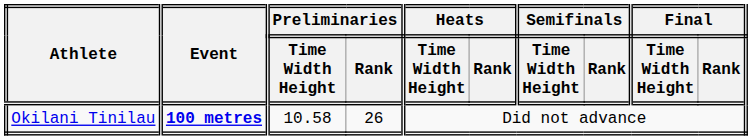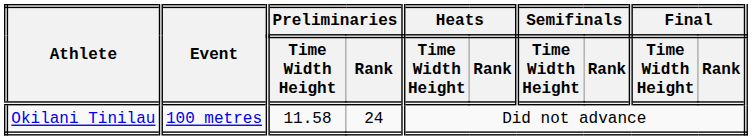(214, 118) bold -> (214, 118) normal
(307, 118) 10.58 -> (307, 118) 11.58
(374, 118) 26 -> (374, 118) 24
